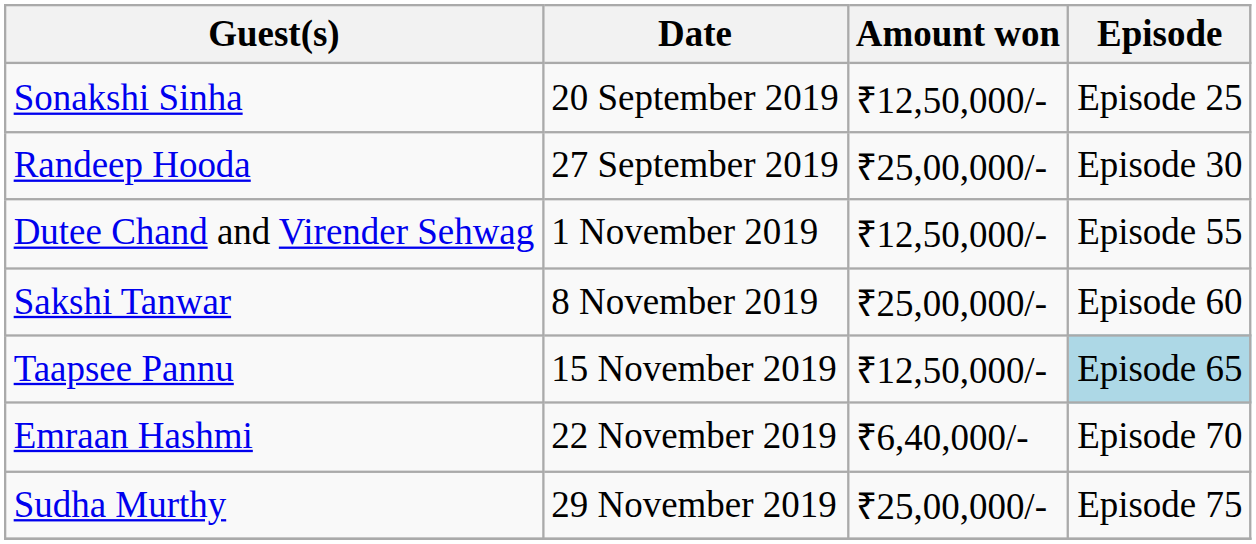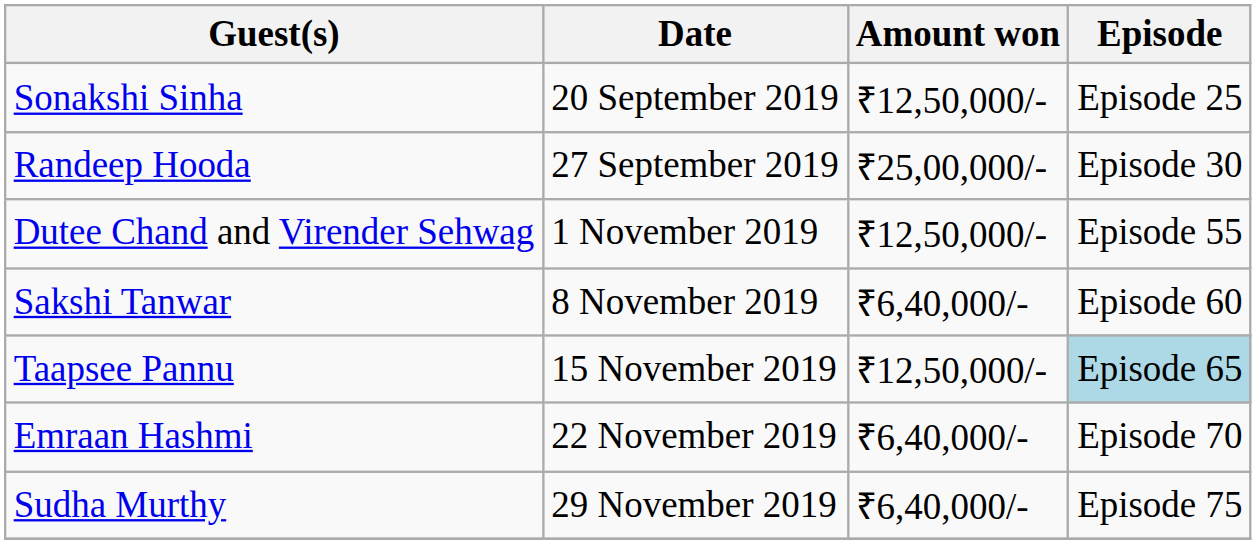(951, 302) ₹25,00,000/- -> (942, 302) ₹6,40,000/-
(951, 506) ₹25,00,000/- -> (942, 506) ₹6,40,000/-
